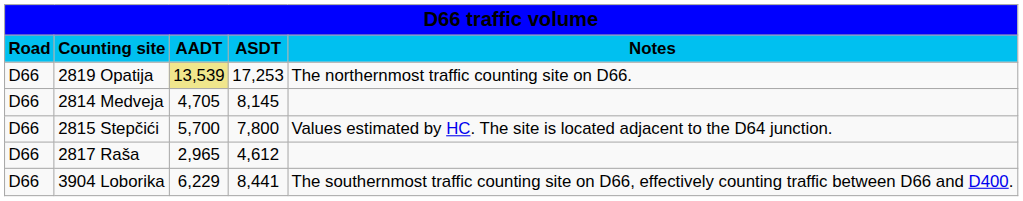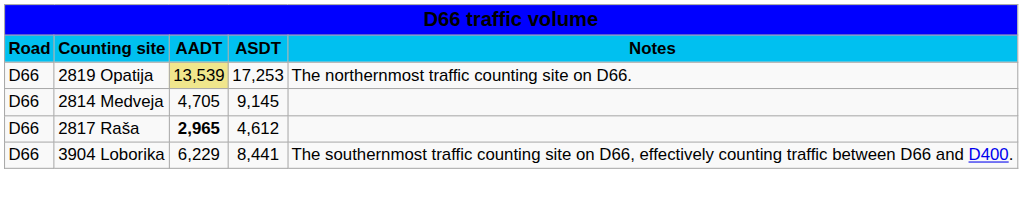(258, 101) 8,145 -> (258, 101) 9,145
- row: (109, 128)
(199, 155) normal -> (199, 128) bold
